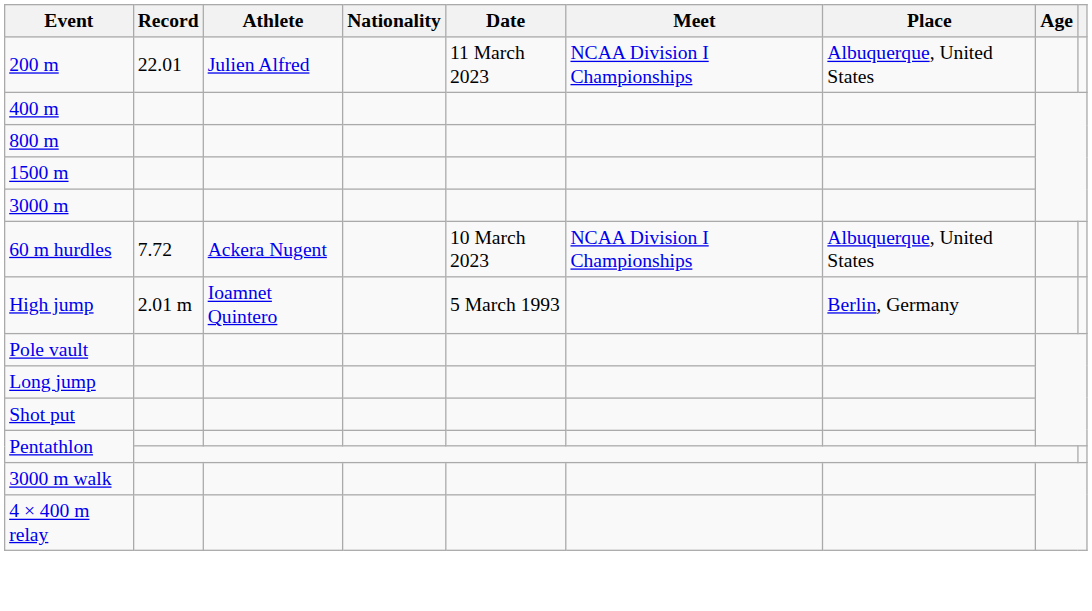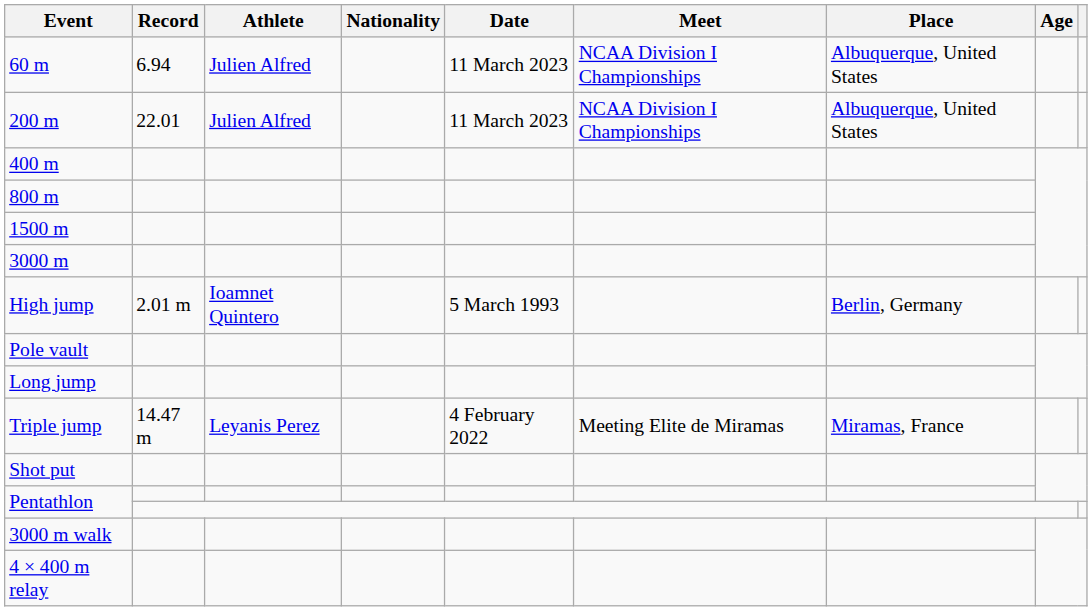+ row: (29, 64)
- row: (60, 249)
+ row: (55, 425)
